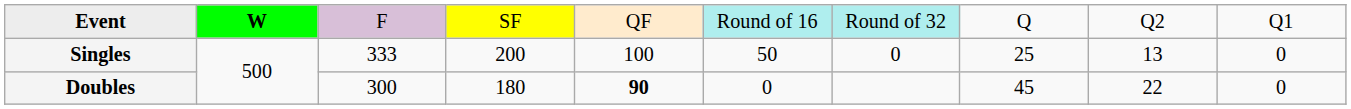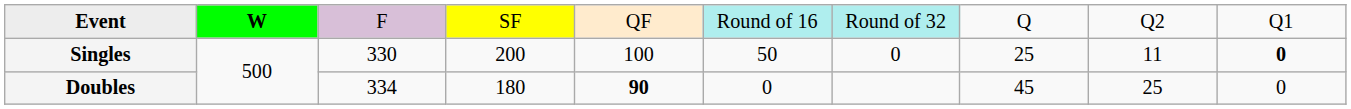(382, 54) 333 -> (382, 54) 330
(1153, 54) 13 -> (1153, 54) 11
(1281, 54) normal -> (1281, 54) bold
(382, 88) 300 -> (382, 88) 334
(1153, 88) 22 -> (1153, 88) 25
